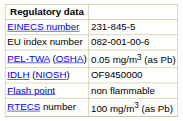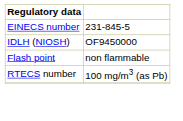- row: (45, 42)
- row: (47, 59)
